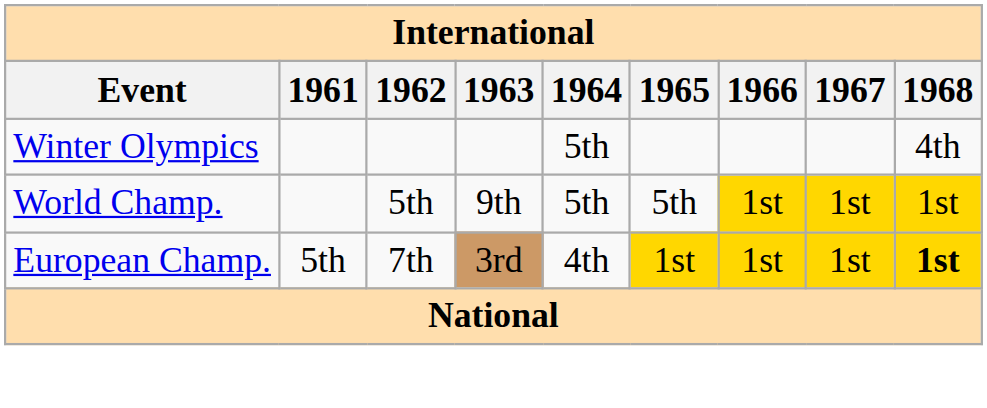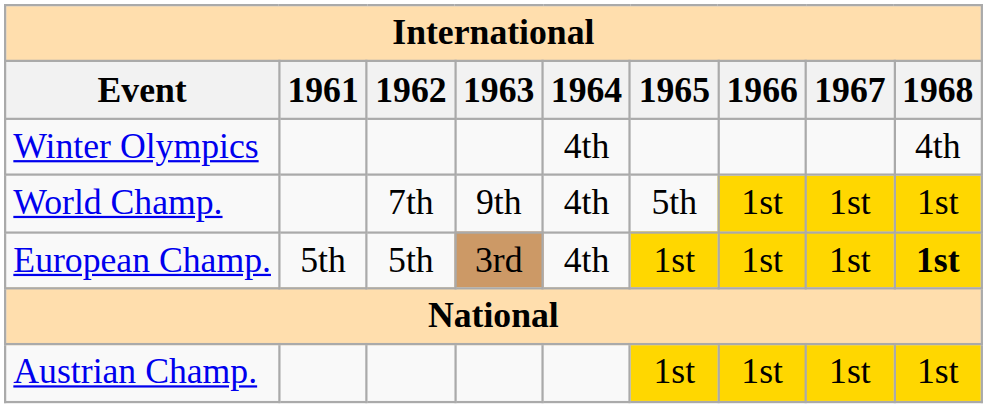(587, 145) 5th -> (587, 145) 4th
(411, 202) 5th -> (411, 202) 7th
(587, 202) 5th -> (587, 202) 4th
(411, 259) 7th -> (411, 259) 5th
+ row: (135, 372)
